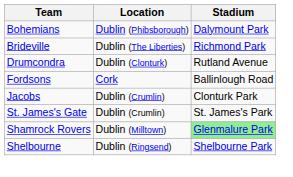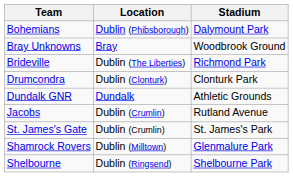+ row: (44, 46)
(231, 63) Rutland Avenue -> (225, 79) Clonturk Park
+ row: (39, 96)
- row: (29, 79)
(225, 96) Clonturk Park -> (231, 113) Rutland Avenue
(233, 130) lightgreen background -> (233, 146) no background
